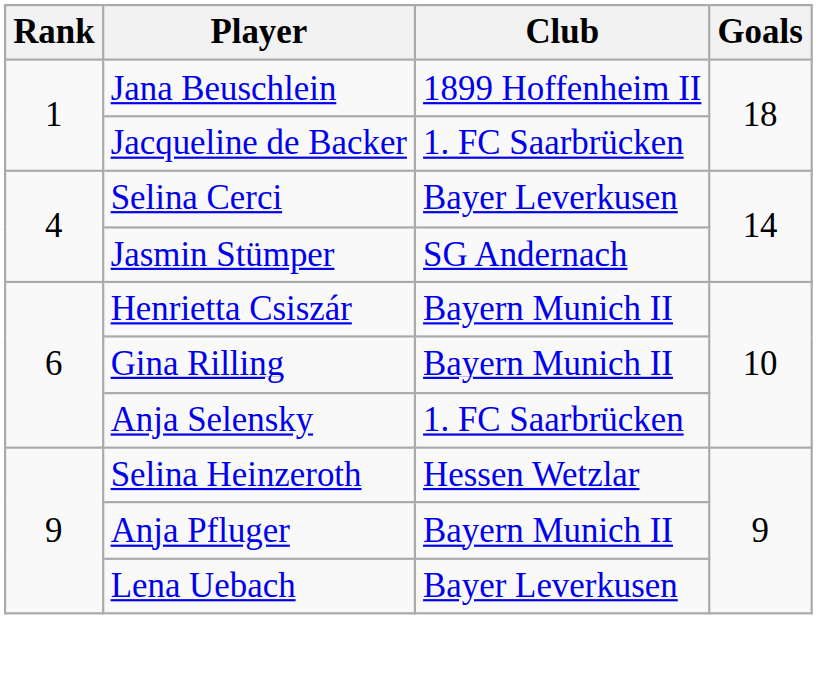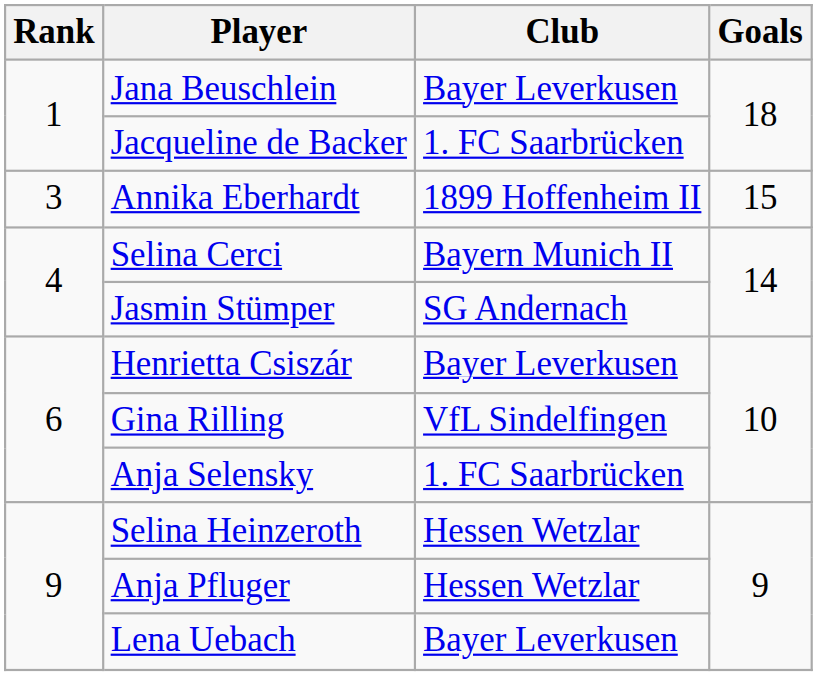(562, 87) 1899 Hoffenheim II -> (550, 87) Bayer Leverkusen
+ row: (235, 198)
(550, 198) Bayer Leverkusen -> (548, 253) Bayern Munich II
(548, 308) Bayern Munich II -> (550, 364) Bayer Leverkusen
(548, 364) Bayern Munich II -> (545, 419) VfL Sindelfingen
(548, 530) Bayern Munich II -> (531, 585) Hessen Wetzlar
